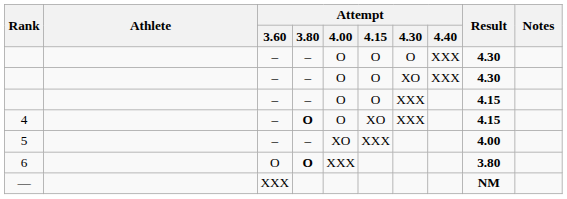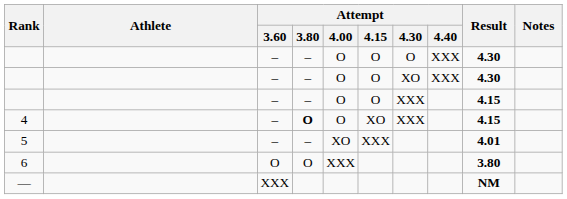(489, 141) 4.00 -> (489, 141) 4.01
(308, 162) bold -> (308, 162) normal
